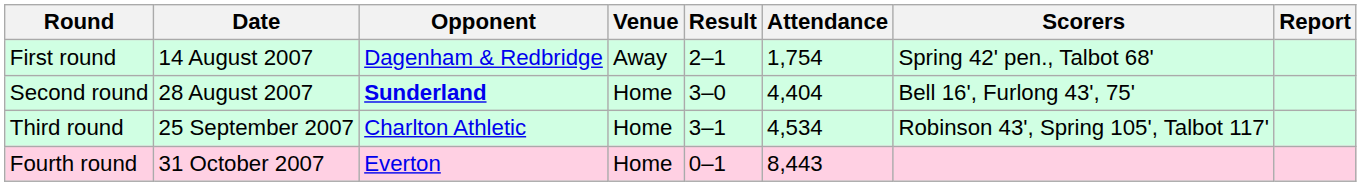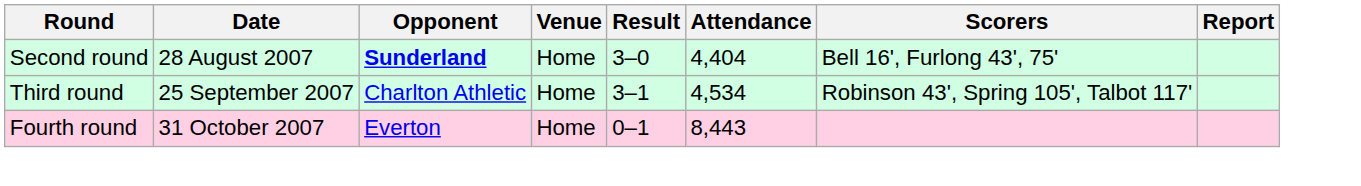- row: (63, 57)
